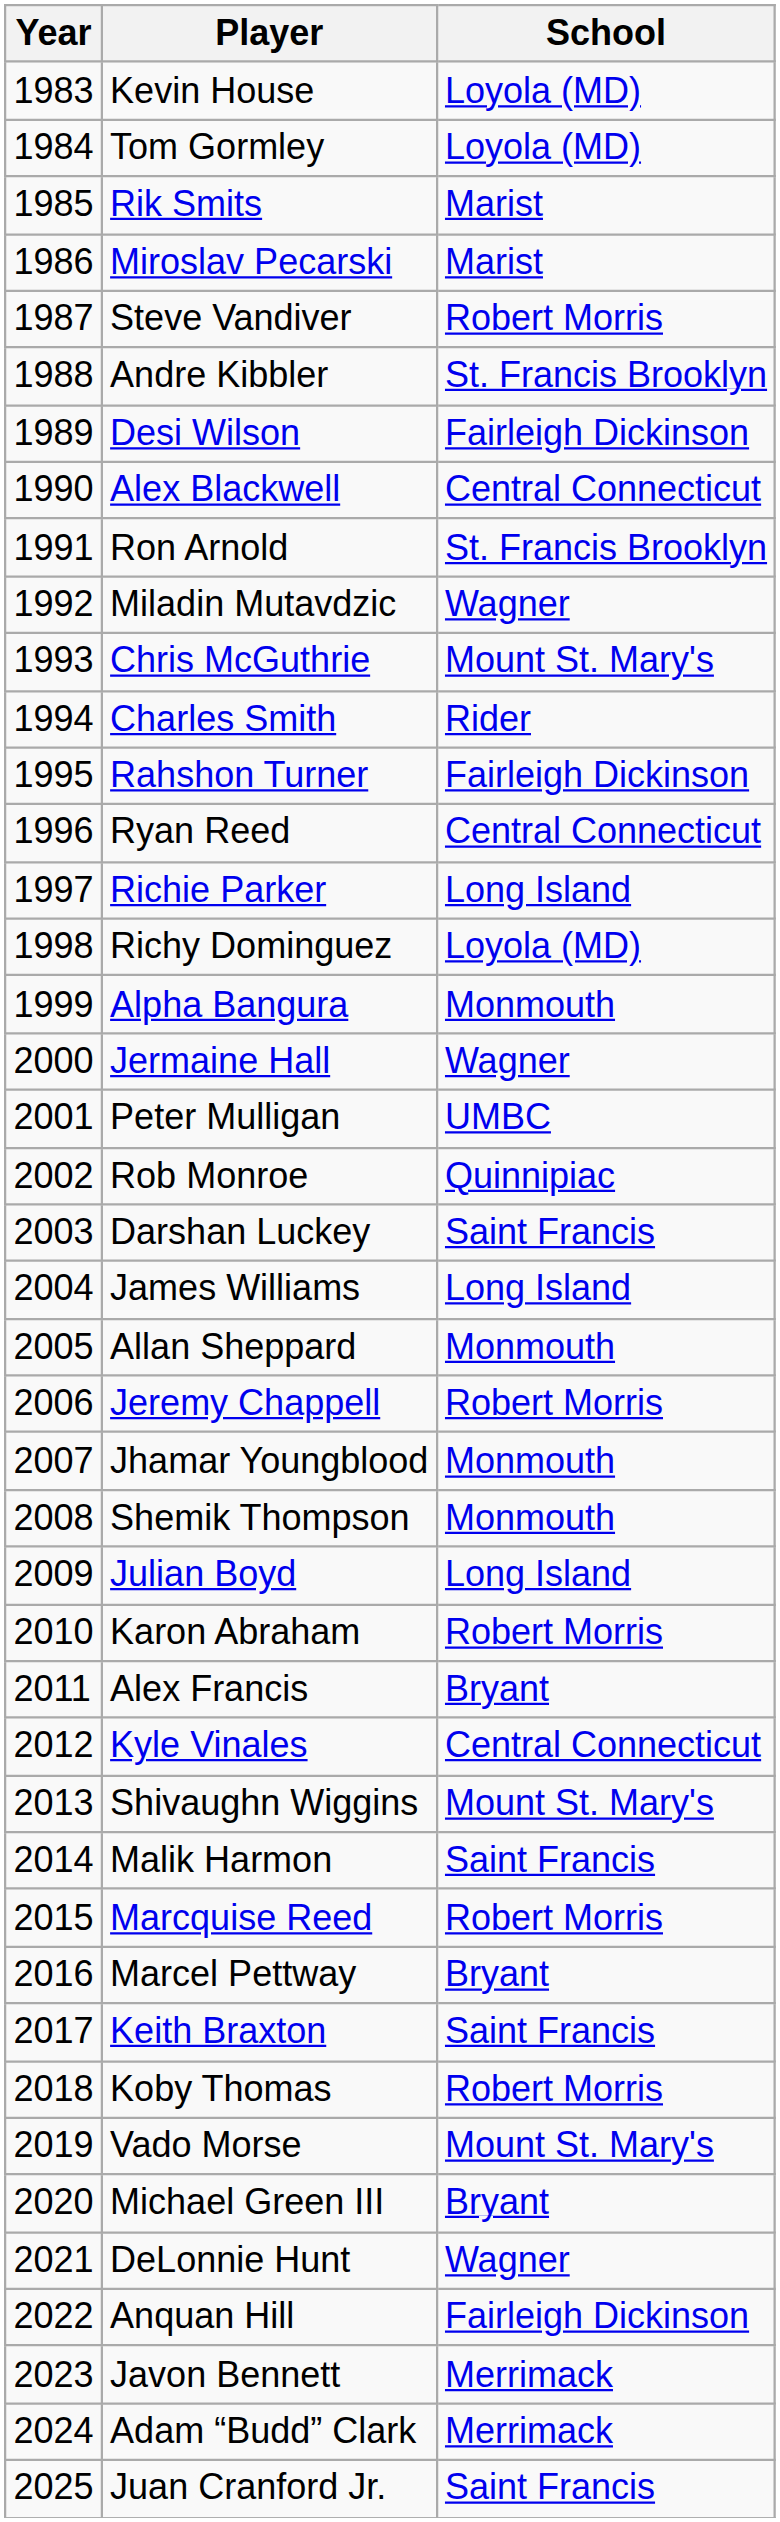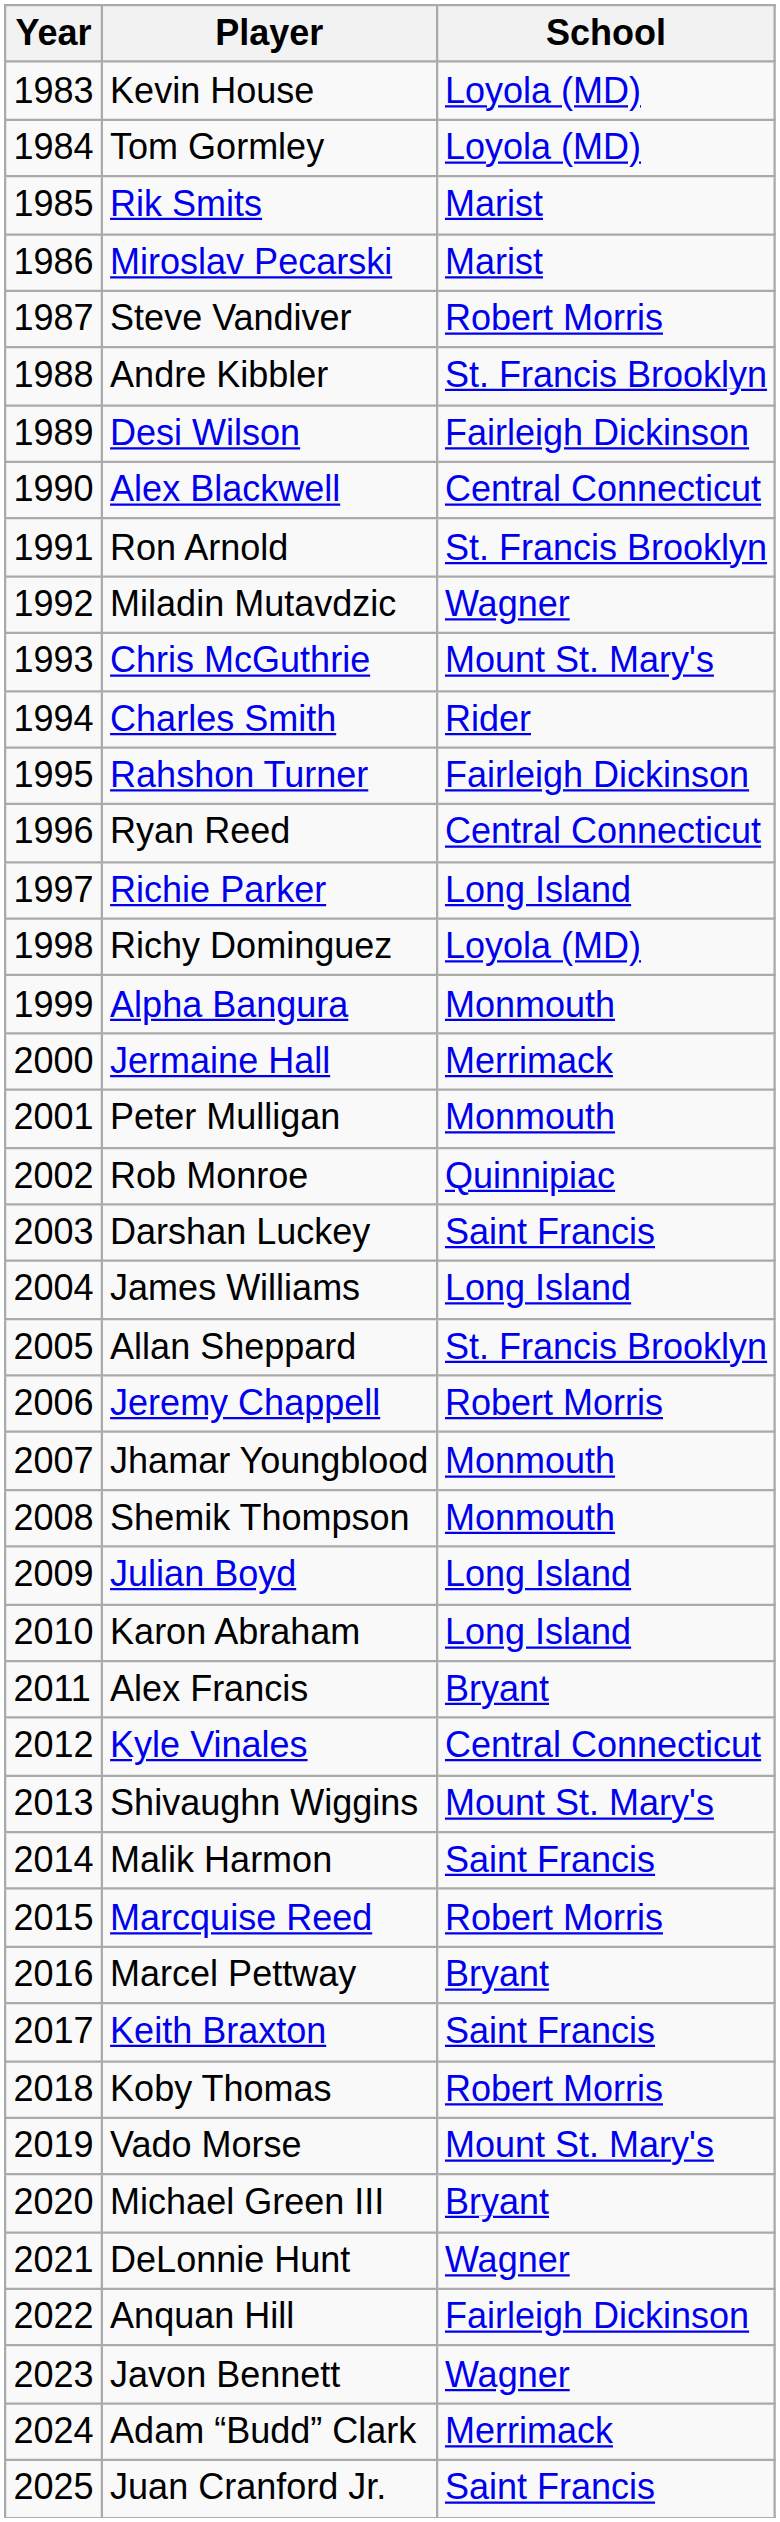(507, 1060) Wagner -> (529, 1060) Merrimack
(498, 1117) UMBC -> (530, 1117) Monmouth
(530, 1346) Monmouth -> (606, 1346) St. Francis Brooklyn
(554, 1631) Robert Morris -> (538, 1631) Long Island
(529, 2373) Merrimack -> (507, 2373) Wagner
